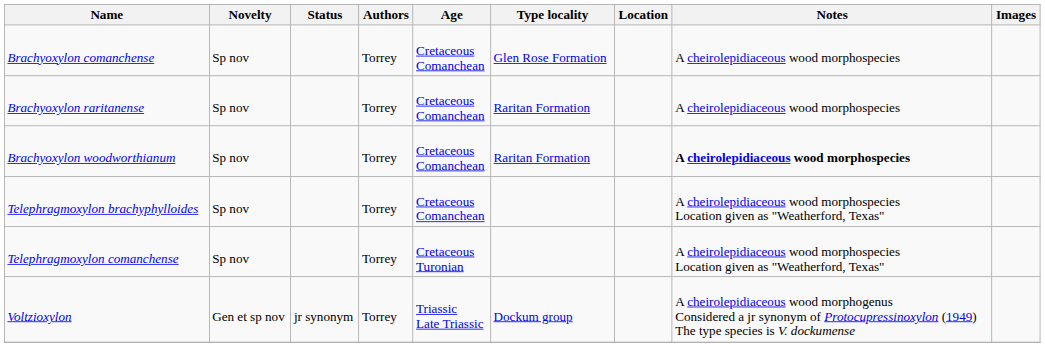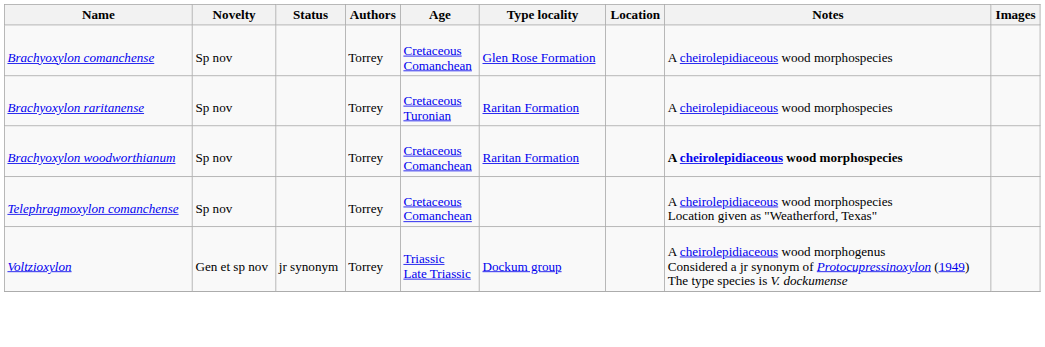(450, 108) Cretaceous Comanchean -> (433, 108) Cretaceous Turonian
- row: (103, 208)
(445, 259) Cretaceous Turonian -> (438, 208) Cretaceous Comanchean
